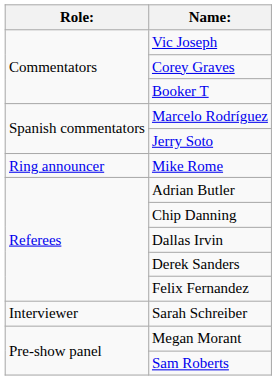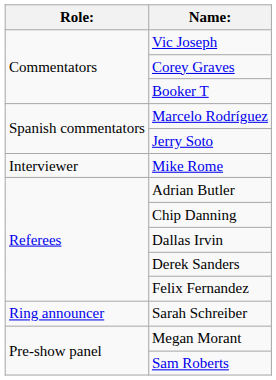(57, 165) Ring announcer -> (44, 165) Interviewer
(44, 313) Interviewer -> (57, 313) Ring announcer
